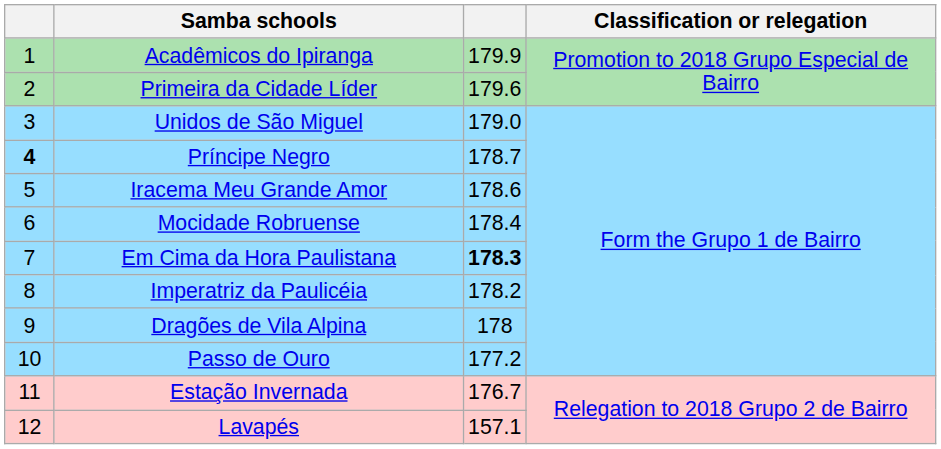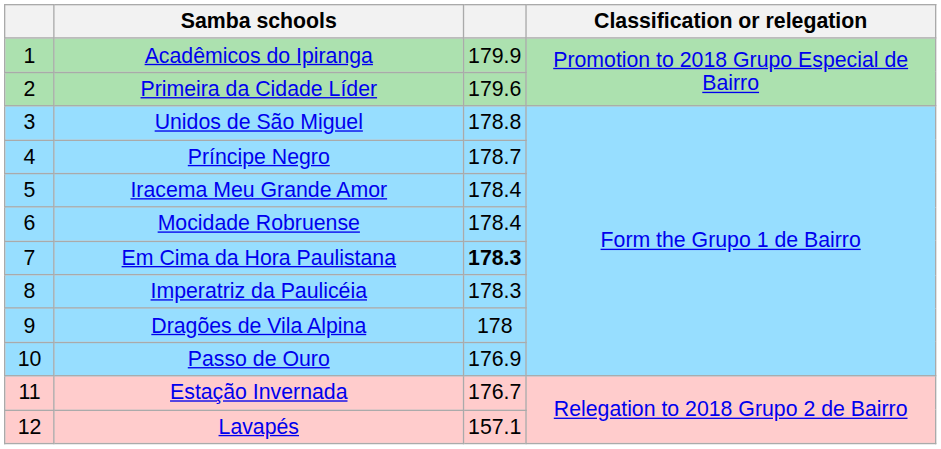(495, 122) 179.0 -> (495, 122) 178.8
(30, 156) bold -> (30, 156) normal
(495, 190) 178.6 -> (495, 190) 178.4
(495, 291) 178.2 -> (495, 291) 178.3
(495, 358) 177.2 -> (495, 358) 176.9
